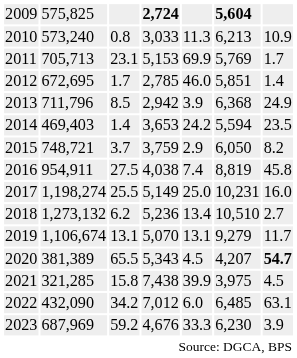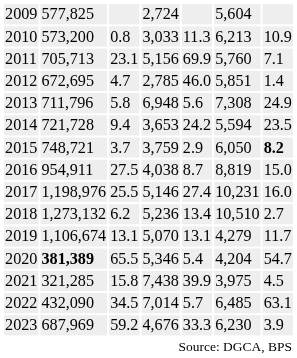(68, 14) 575,825 -> (68, 14) 577,825
(161, 14) bold -> (161, 14) normal
(233, 14) bold -> (233, 14) normal
(68, 36) 573,240 -> (68, 36) 573,200
(161, 58) 5,153 -> (161, 58) 5,156
(233, 58) 5,769 -> (233, 58) 5,760
(274, 58) 1.7 -> (274, 58) 7.1
(120, 80) 1.7 -> (120, 80) 4.7
(120, 103) 8.5 -> (120, 103) 5.8
(161, 103) 2,942 -> (161, 103) 6,948
(193, 103) 3.9 -> (193, 103) 5.6
(233, 103) 6,368 -> (233, 103) 7,308
(68, 125) 469,403 -> (68, 125) 721,728
(120, 125) 1.4 -> (120, 125) 9.4
(274, 147) normal -> (274, 147) bold
(193, 169) 7.4 -> (193, 169) 8.7
(278, 169) 45.8 -> (278, 169) 15.0
(74, 191) 1,198,274 -> (74, 191) 1,198,976
(161, 191) 5,149 -> (161, 191) 5,146
(197, 191) 25.0 -> (197, 191) 27.4
(233, 236) 9,279 -> (233, 236) 4,279
(68, 258) normal -> (68, 258) bold
(161, 258) 5,343 -> (161, 258) 5,346
(193, 258) 4.5 -> (193, 258) 5.4
(233, 258) 4,207 -> (233, 258) 4,204
(278, 258) bold -> (278, 258) normal
(124, 303) 34.2 -> (124, 303) 34.5
(161, 303) 7,012 -> (161, 303) 7,014
(193, 303) 6.0 -> (193, 303) 5.7
